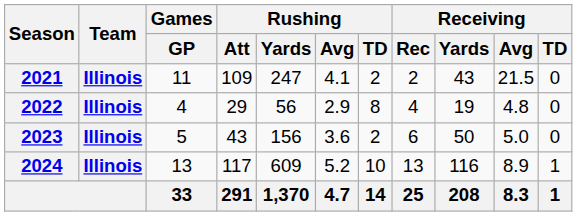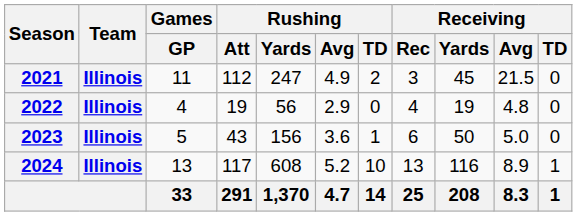(237, 78) 109 -> (237, 78) 112
(337, 78) 4.1 -> (337, 78) 4.9
(413, 78) 2 -> (413, 78) 3
(464, 78) 43 -> (464, 78) 45
(237, 107) 29 -> (237, 107) 19
(375, 107) 8 -> (375, 107) 0
(375, 136) 2 -> (375, 136) 1
(286, 166) 609 -> (286, 166) 608
